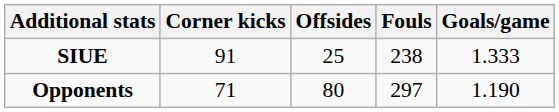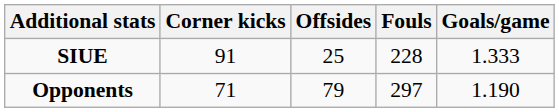(406, 55) 238 -> (406, 55) 228
(333, 90) 80 -> (333, 90) 79
